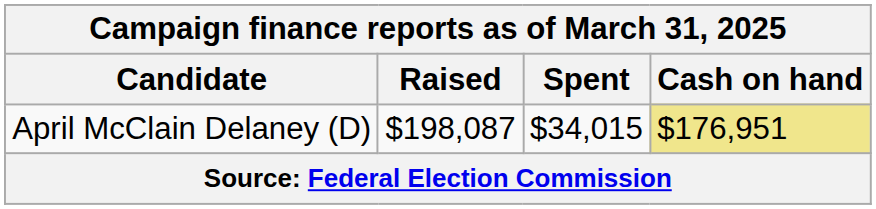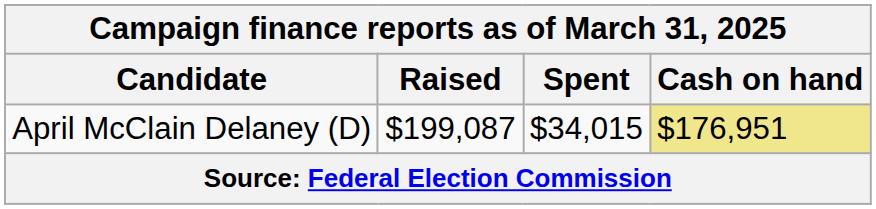(451, 128) $198,087 -> (451, 128) $199,087
